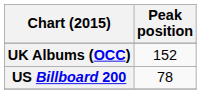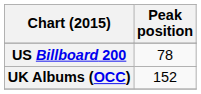rows swapped: (69, 54) <-> (69, 77)
